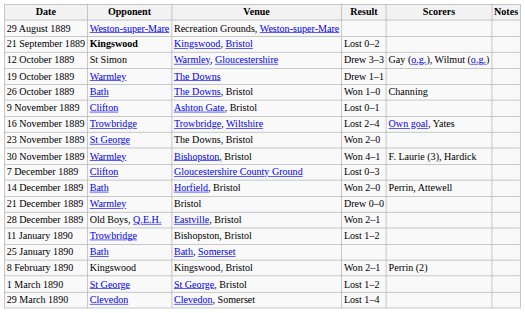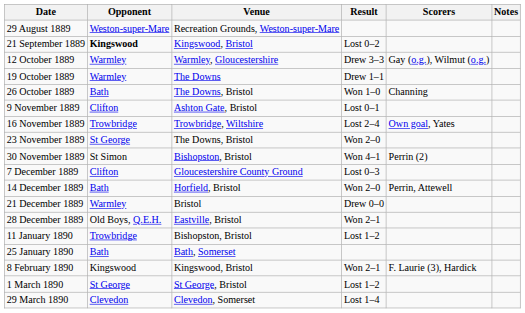(108, 60) St Simon -> (108, 60) Warmley
(108, 156) Warmley -> (108, 156) St Simon
(433, 156) F. Laurie (3), Hardick -> (408, 156) Perrin (2)
(408, 268) Perrin (2) -> (433, 268) F. Laurie (3), Hardick
